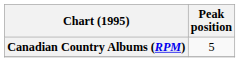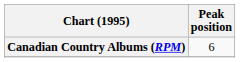(211, 47) 5 -> (211, 47) 6
